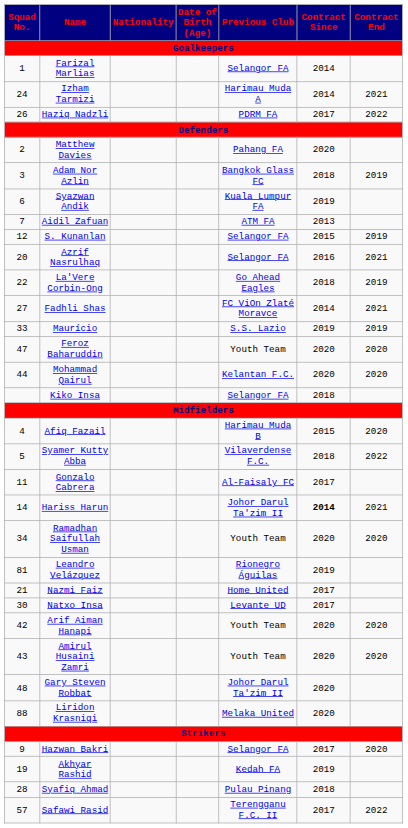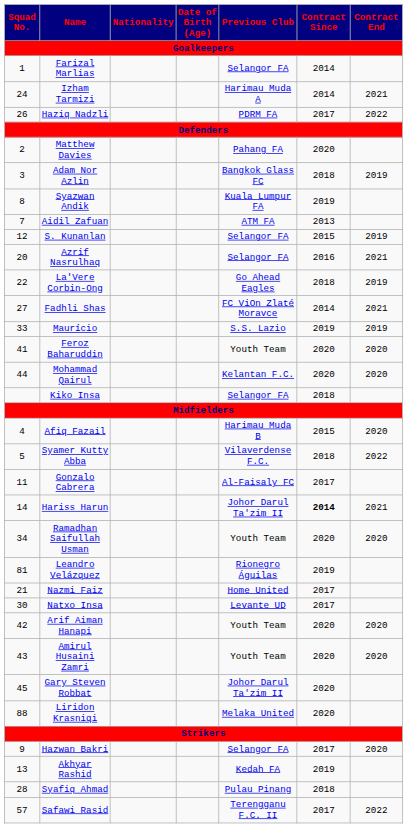(22, 201) 6 -> (22, 201) 8
(22, 349) 47 -> (22, 349) 41
(22, 688) 48 -> (22, 688) 45
(22, 769) 19 -> (22, 769) 13
